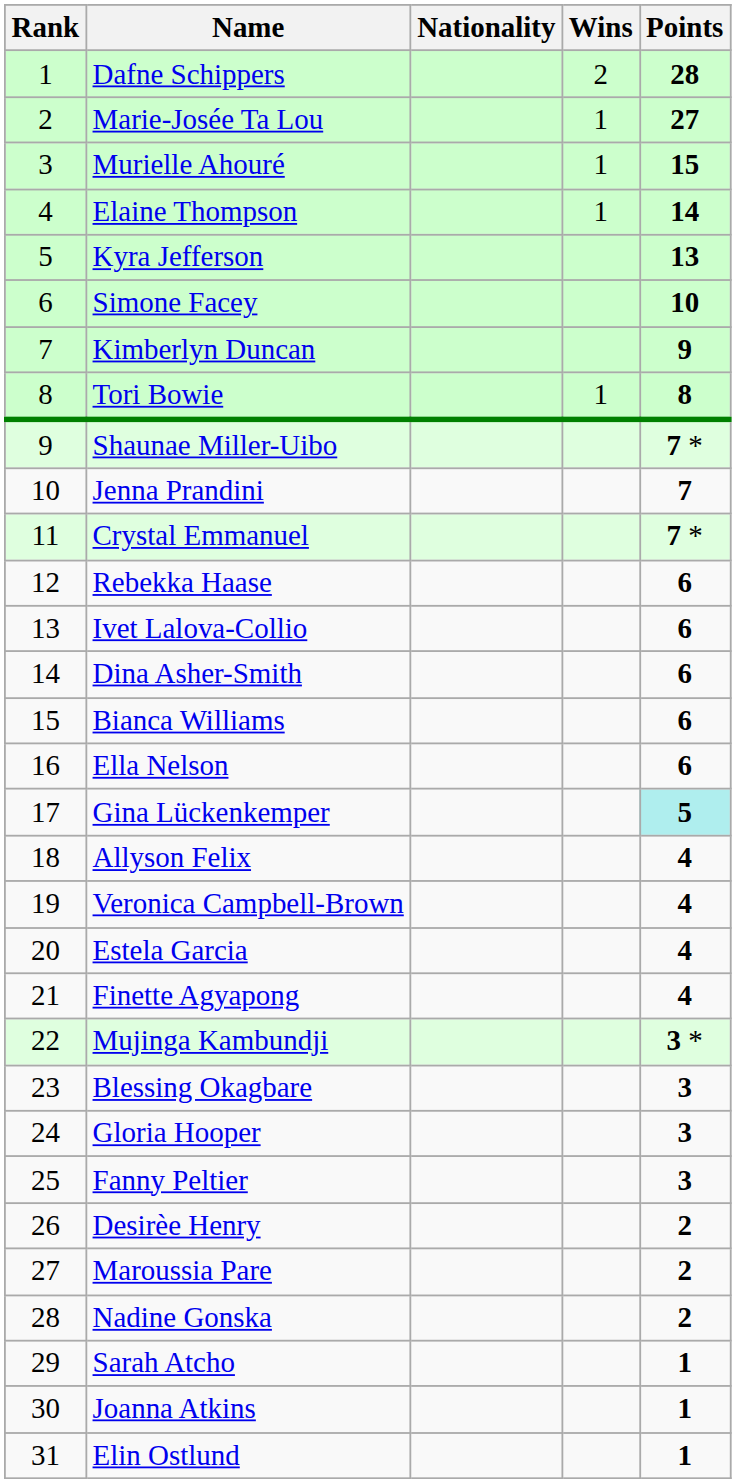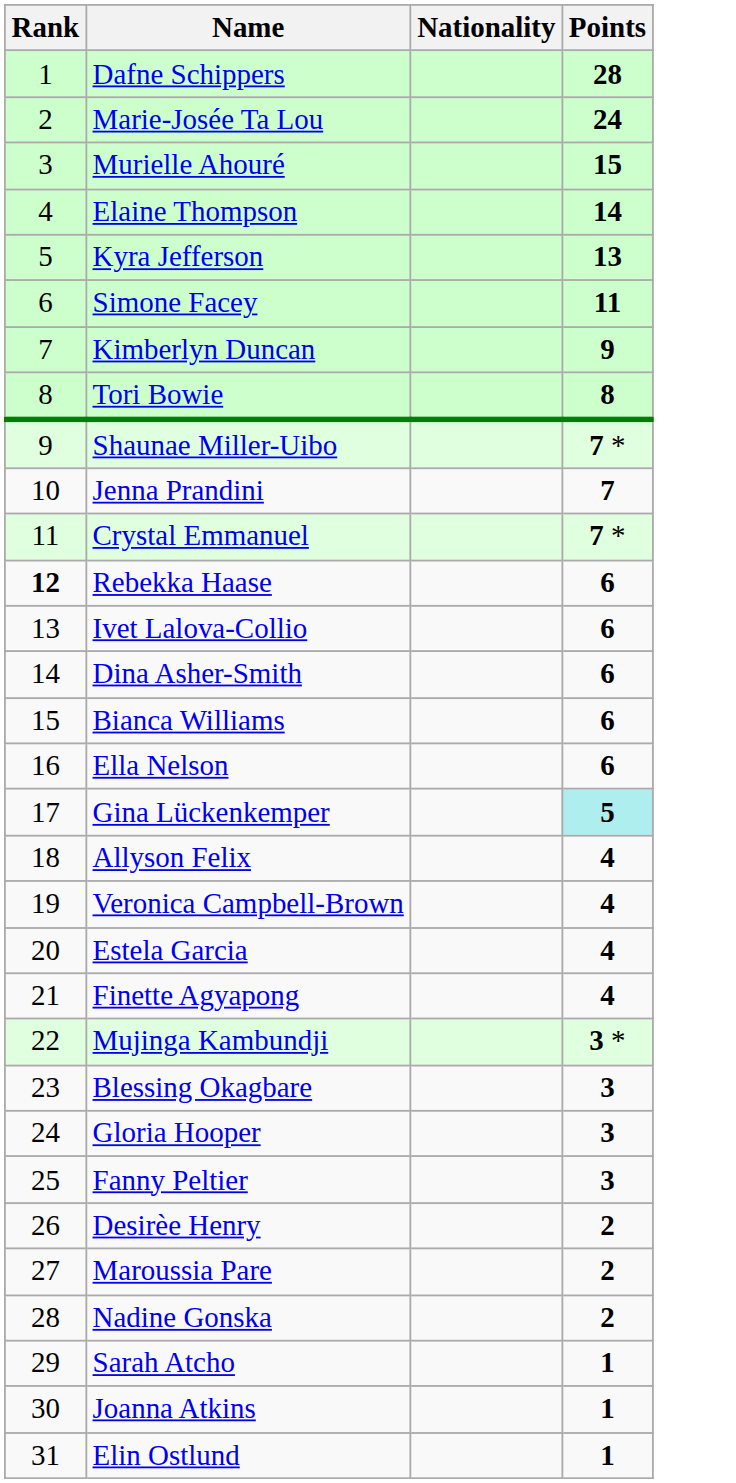- column: (601, 27)
(685, 119) 27 -> (607, 119) 24
(685, 303) 10 -> (607, 303) 11
(45, 582) normal -> (45, 582) bold
